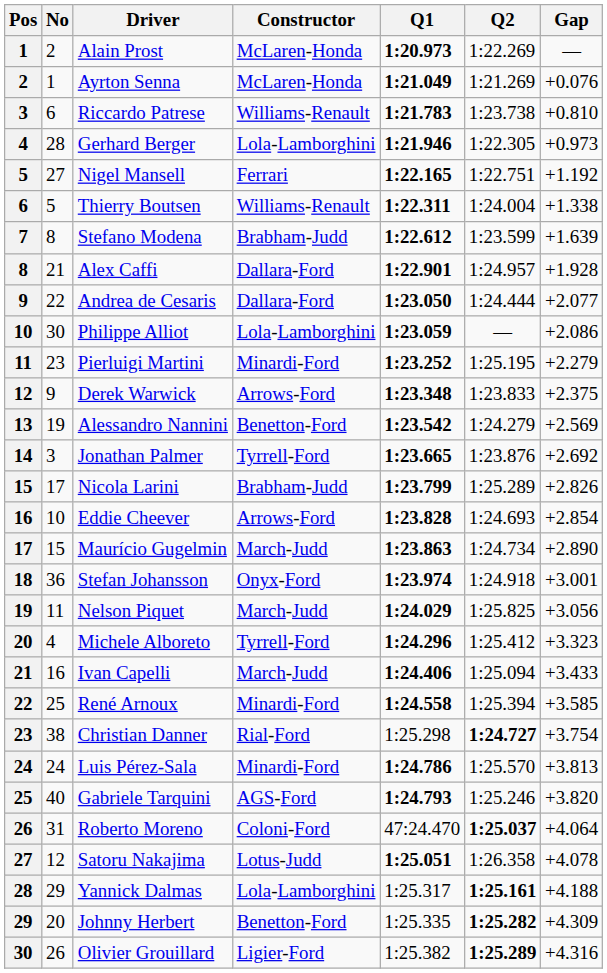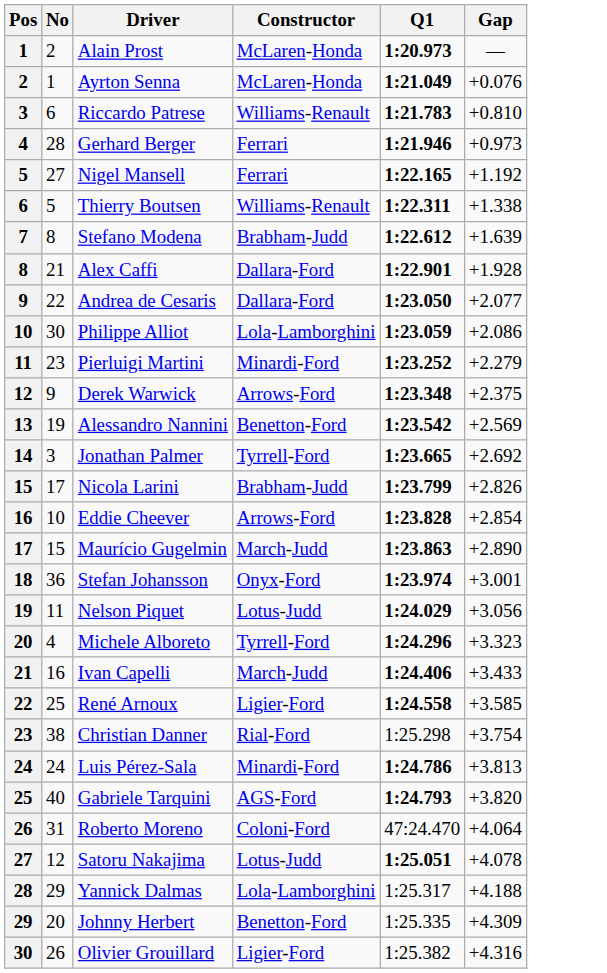- column: (503, 20)
(306, 144) Lola-Lamborghini -> (262, 144) Ferrari
(282, 610) March-Judd -> (279, 610) Lotus-Judd
(288, 703) Minardi-Ford -> (280, 703) Ligier-Ford
